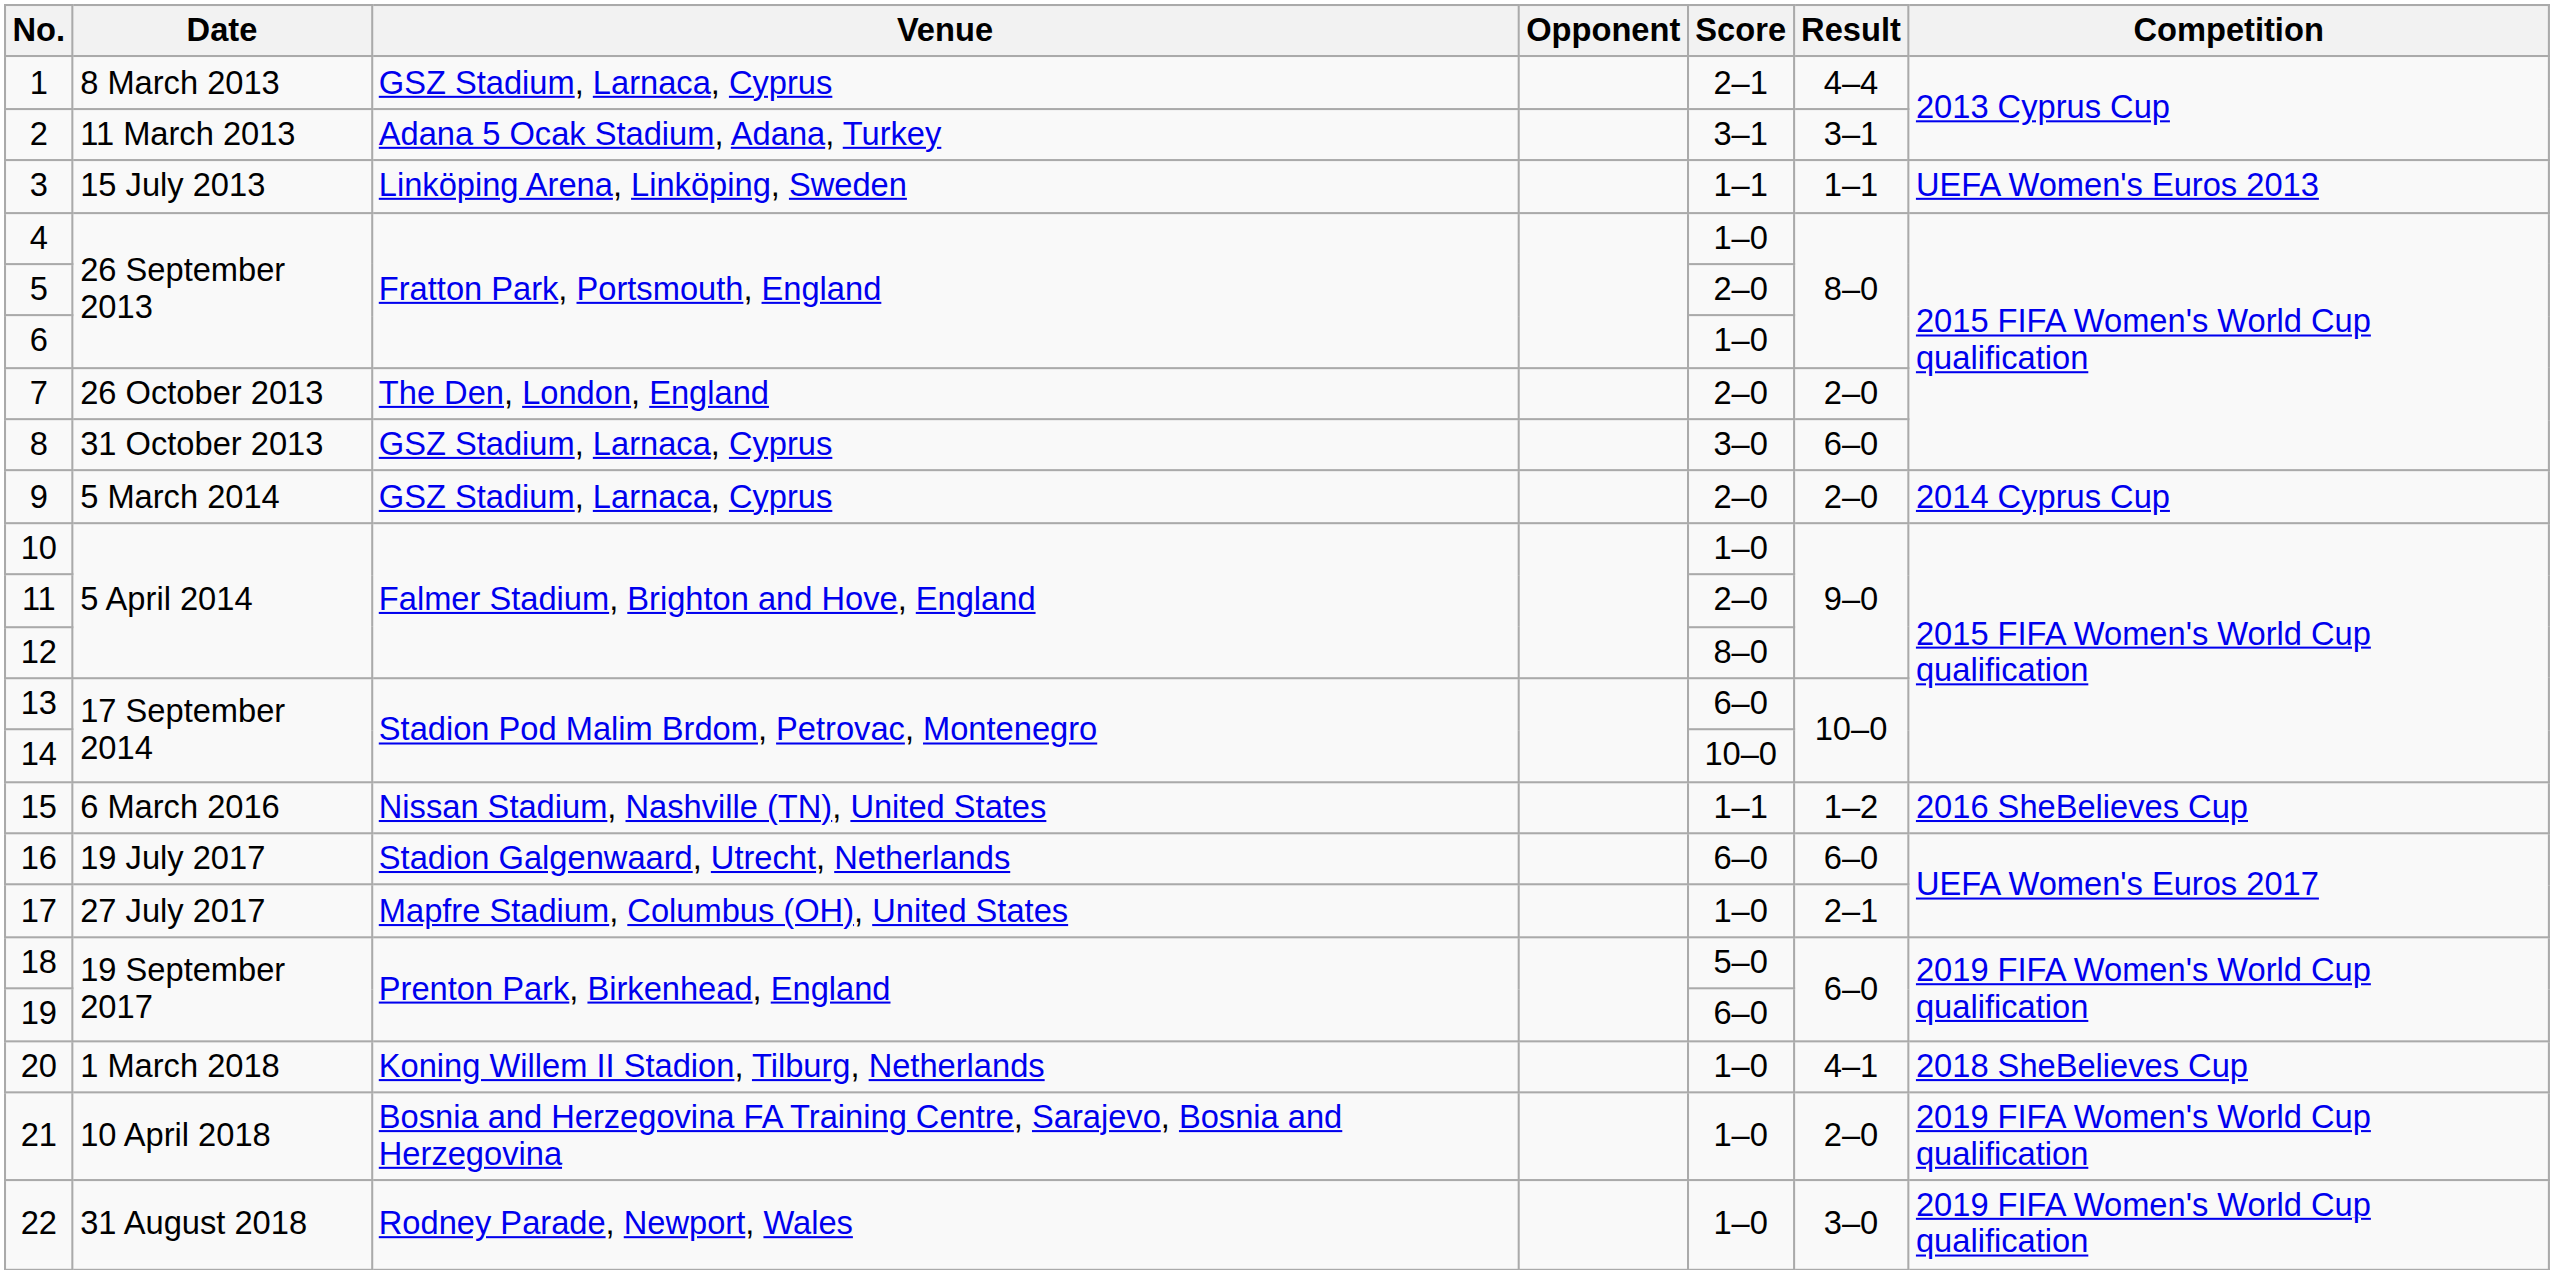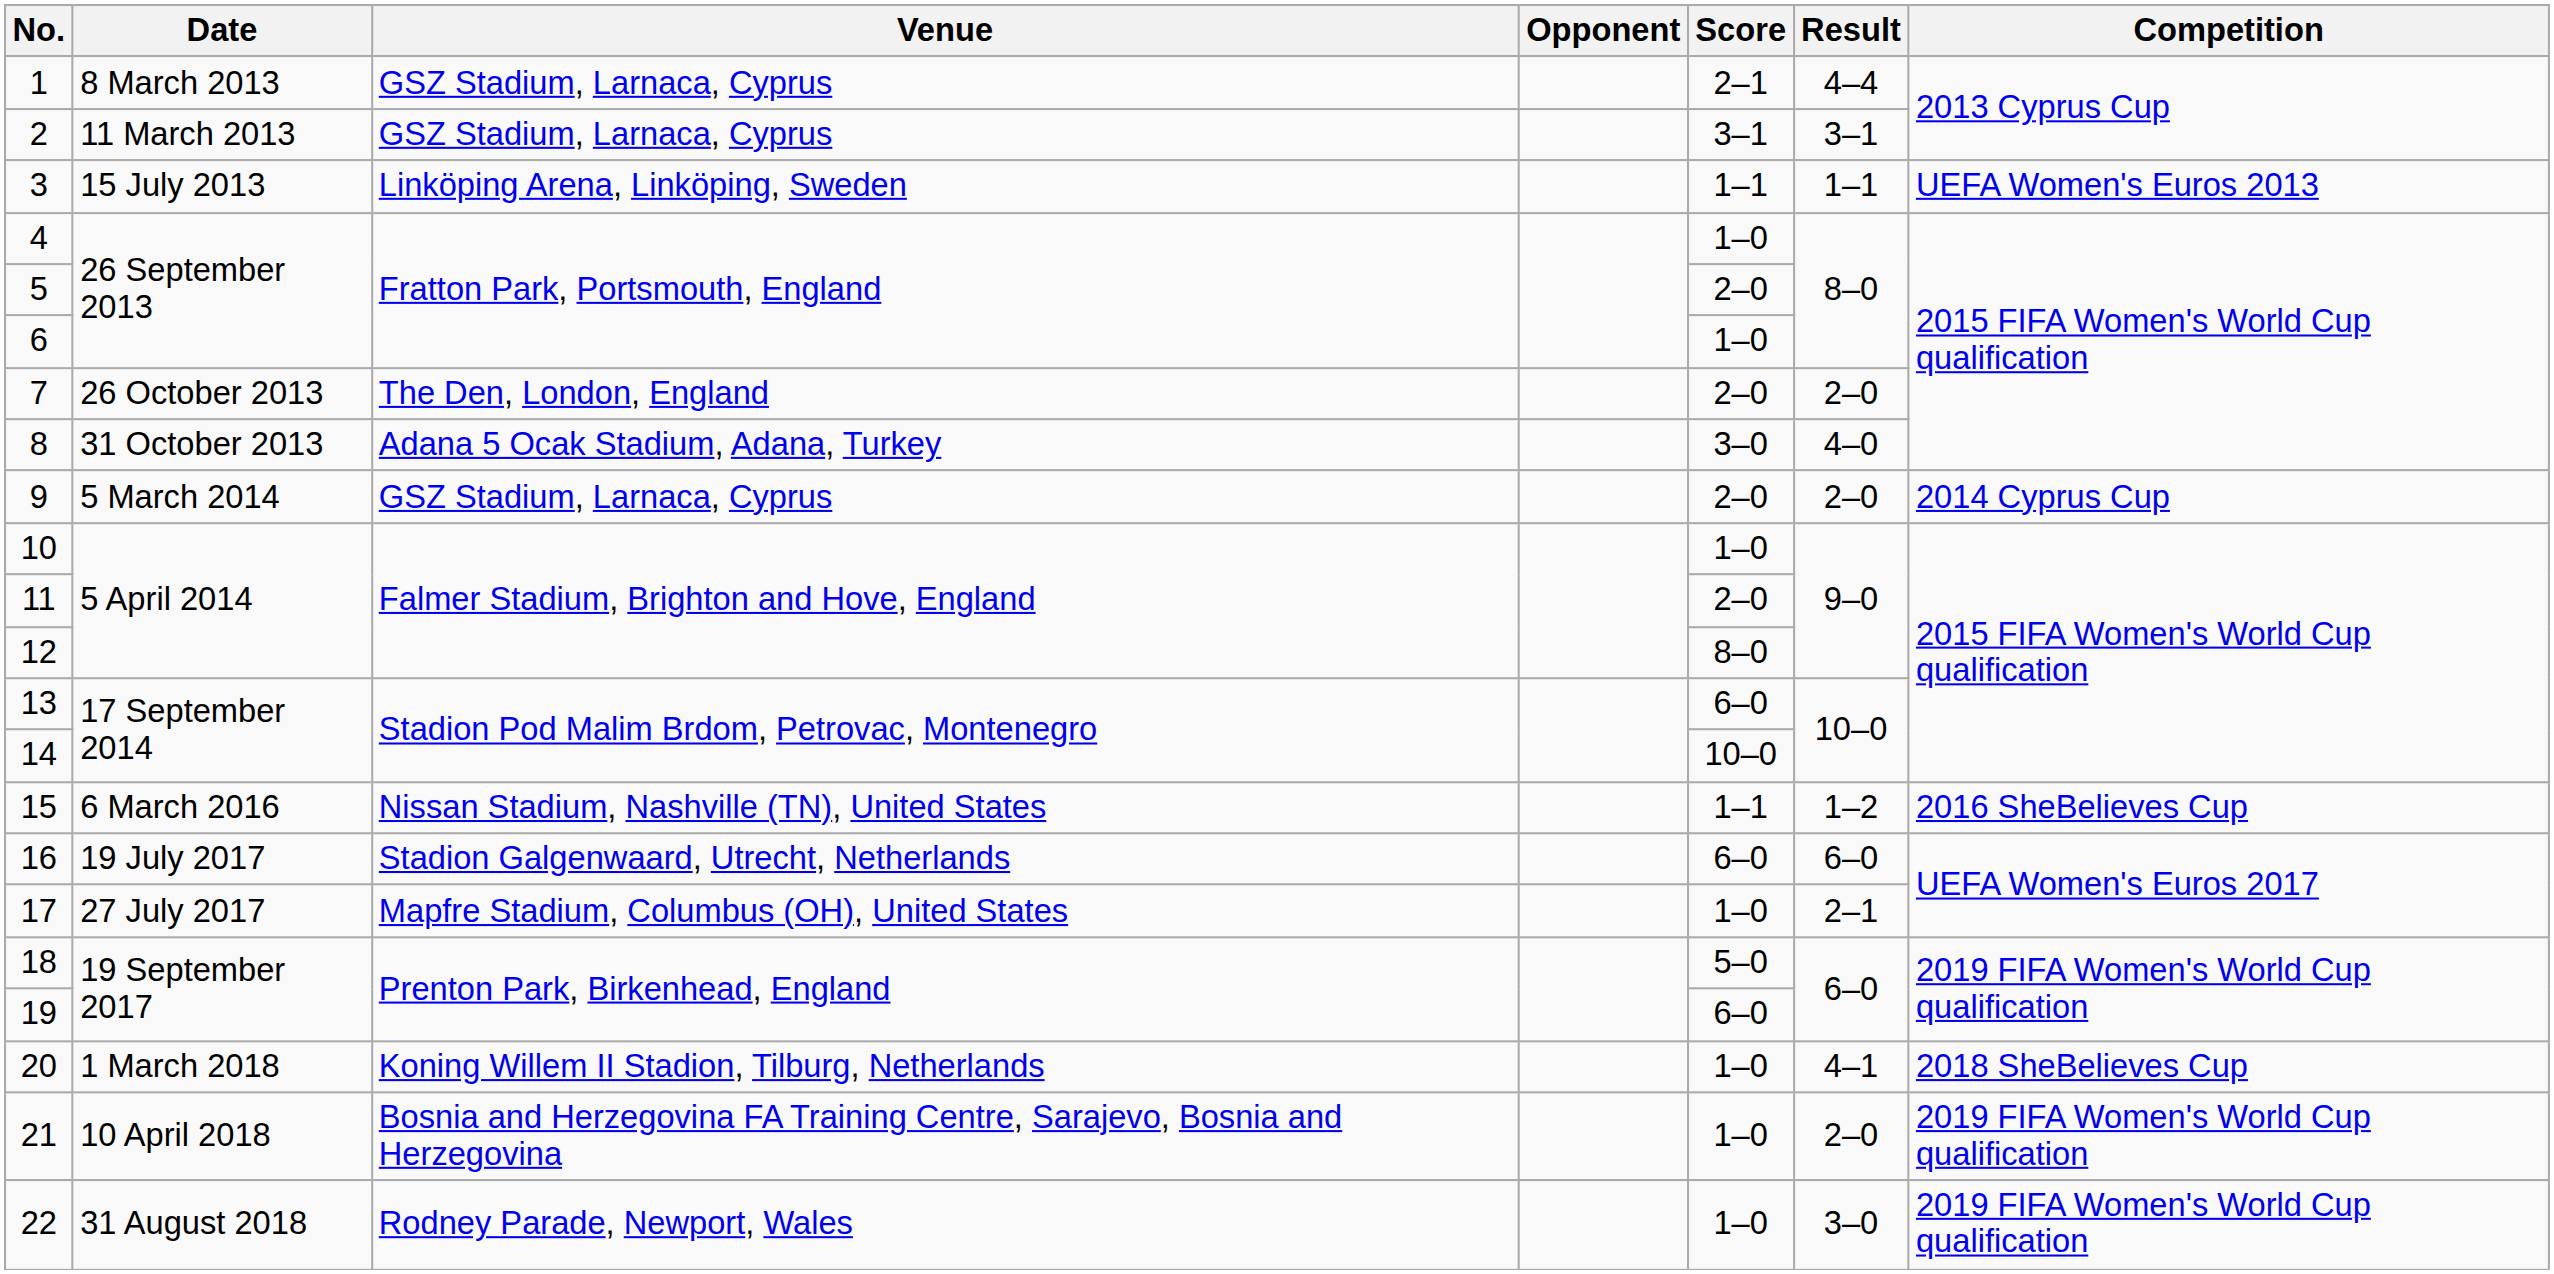(660, 133) Adana 5 Ocak Stadium, Adana, Turkey -> (606, 133) GSZ Stadium, Larnaca, Cyprus
(606, 444) GSZ Stadium, Larnaca, Cyprus -> (660, 444) Adana 5 Ocak Stadium, Adana, Turkey
(1851, 444) 6–0 -> (1851, 444) 4–0
